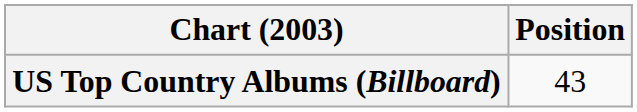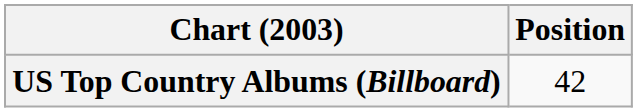(570, 80) 43 -> (570, 80) 42
